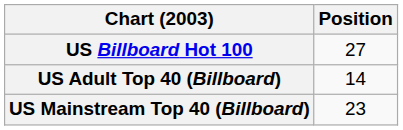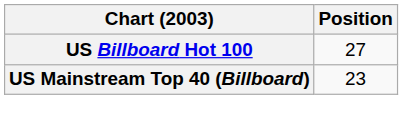- row: (159, 79)
